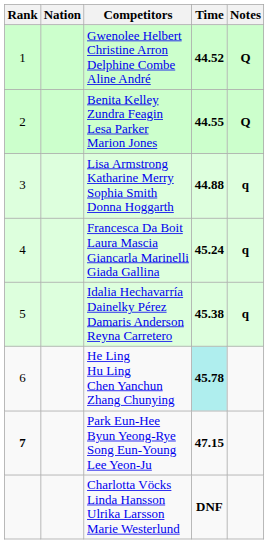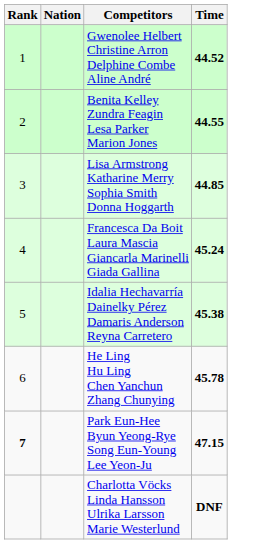- column: (245, 14)
(209, 185) 44.88 -> (209, 185) 44.85
(209, 378) paleturquoise background -> (209, 378) no background
